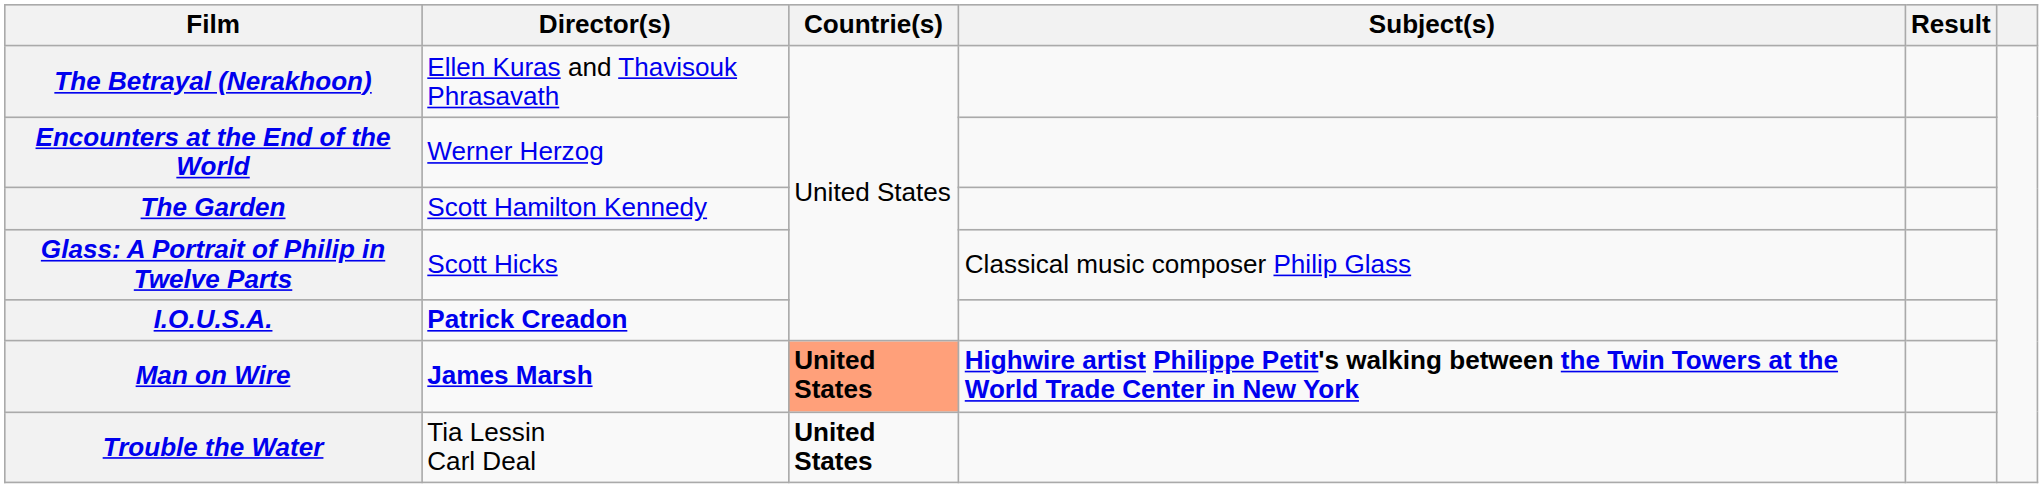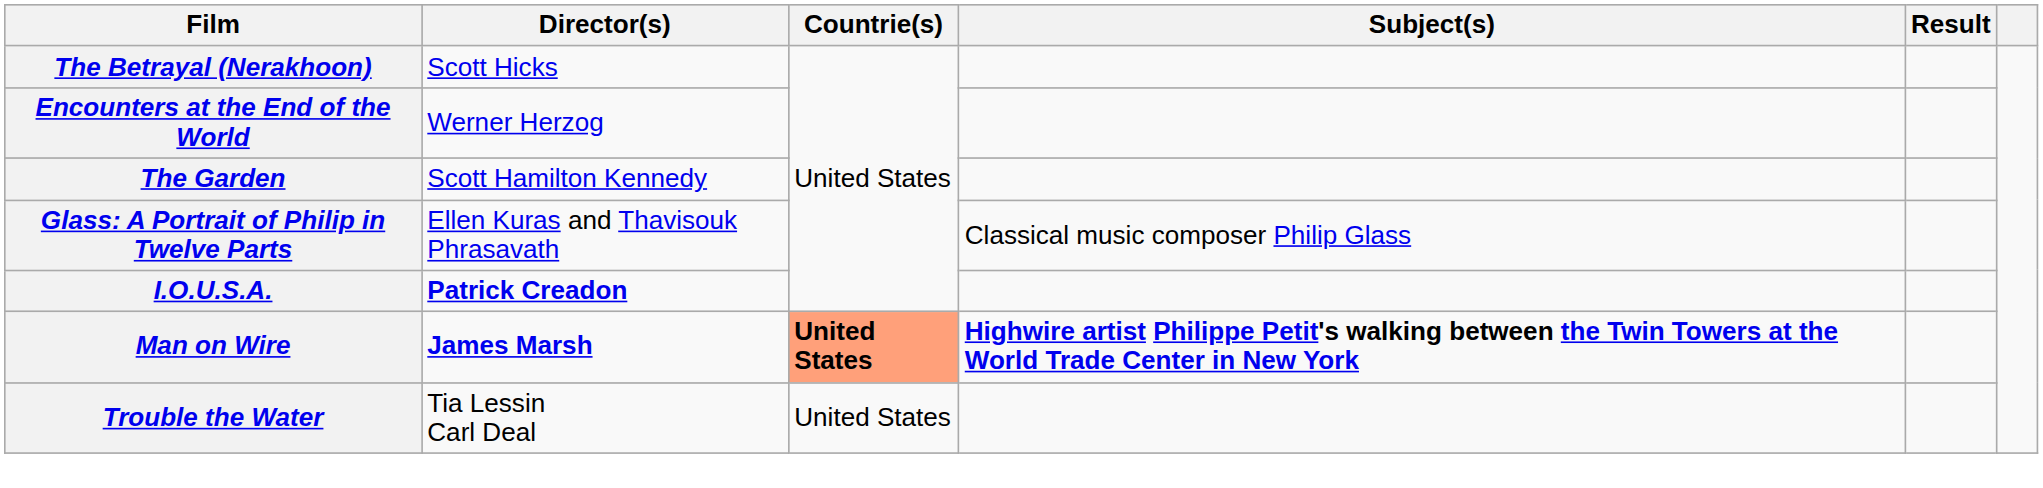(582, 81) Ellen Kuras and Thavisouk Phrasavath -> (493, 66) Scott Hicks
(493, 263) Scott Hicks -> (582, 234) Ellen Kuras and Thavisouk Phrasavath
(835, 446) bold -> (873, 417) normal
